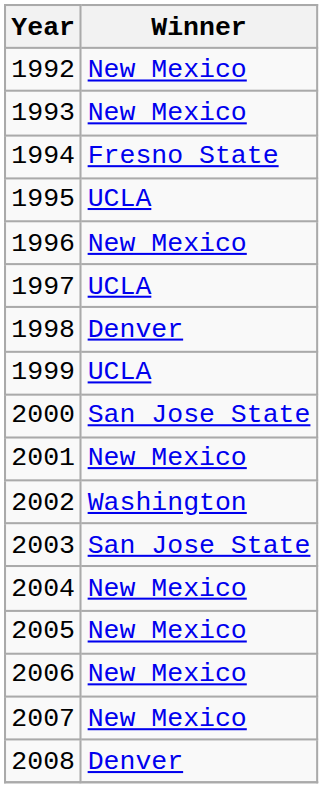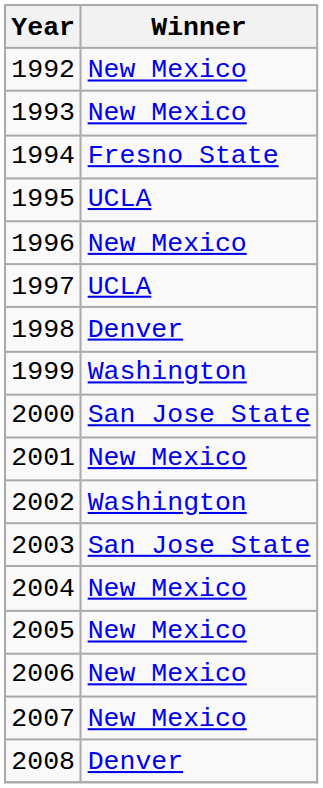(119, 372) UCLA -> (167, 372) Washington
